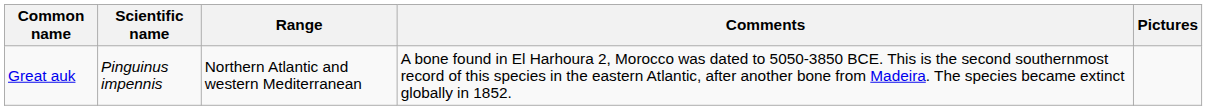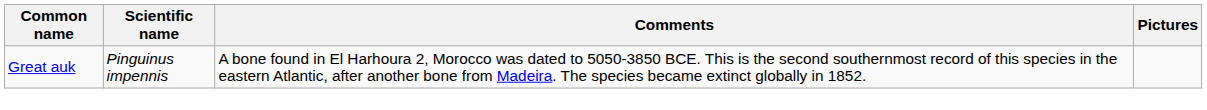- column: (299, 25)
